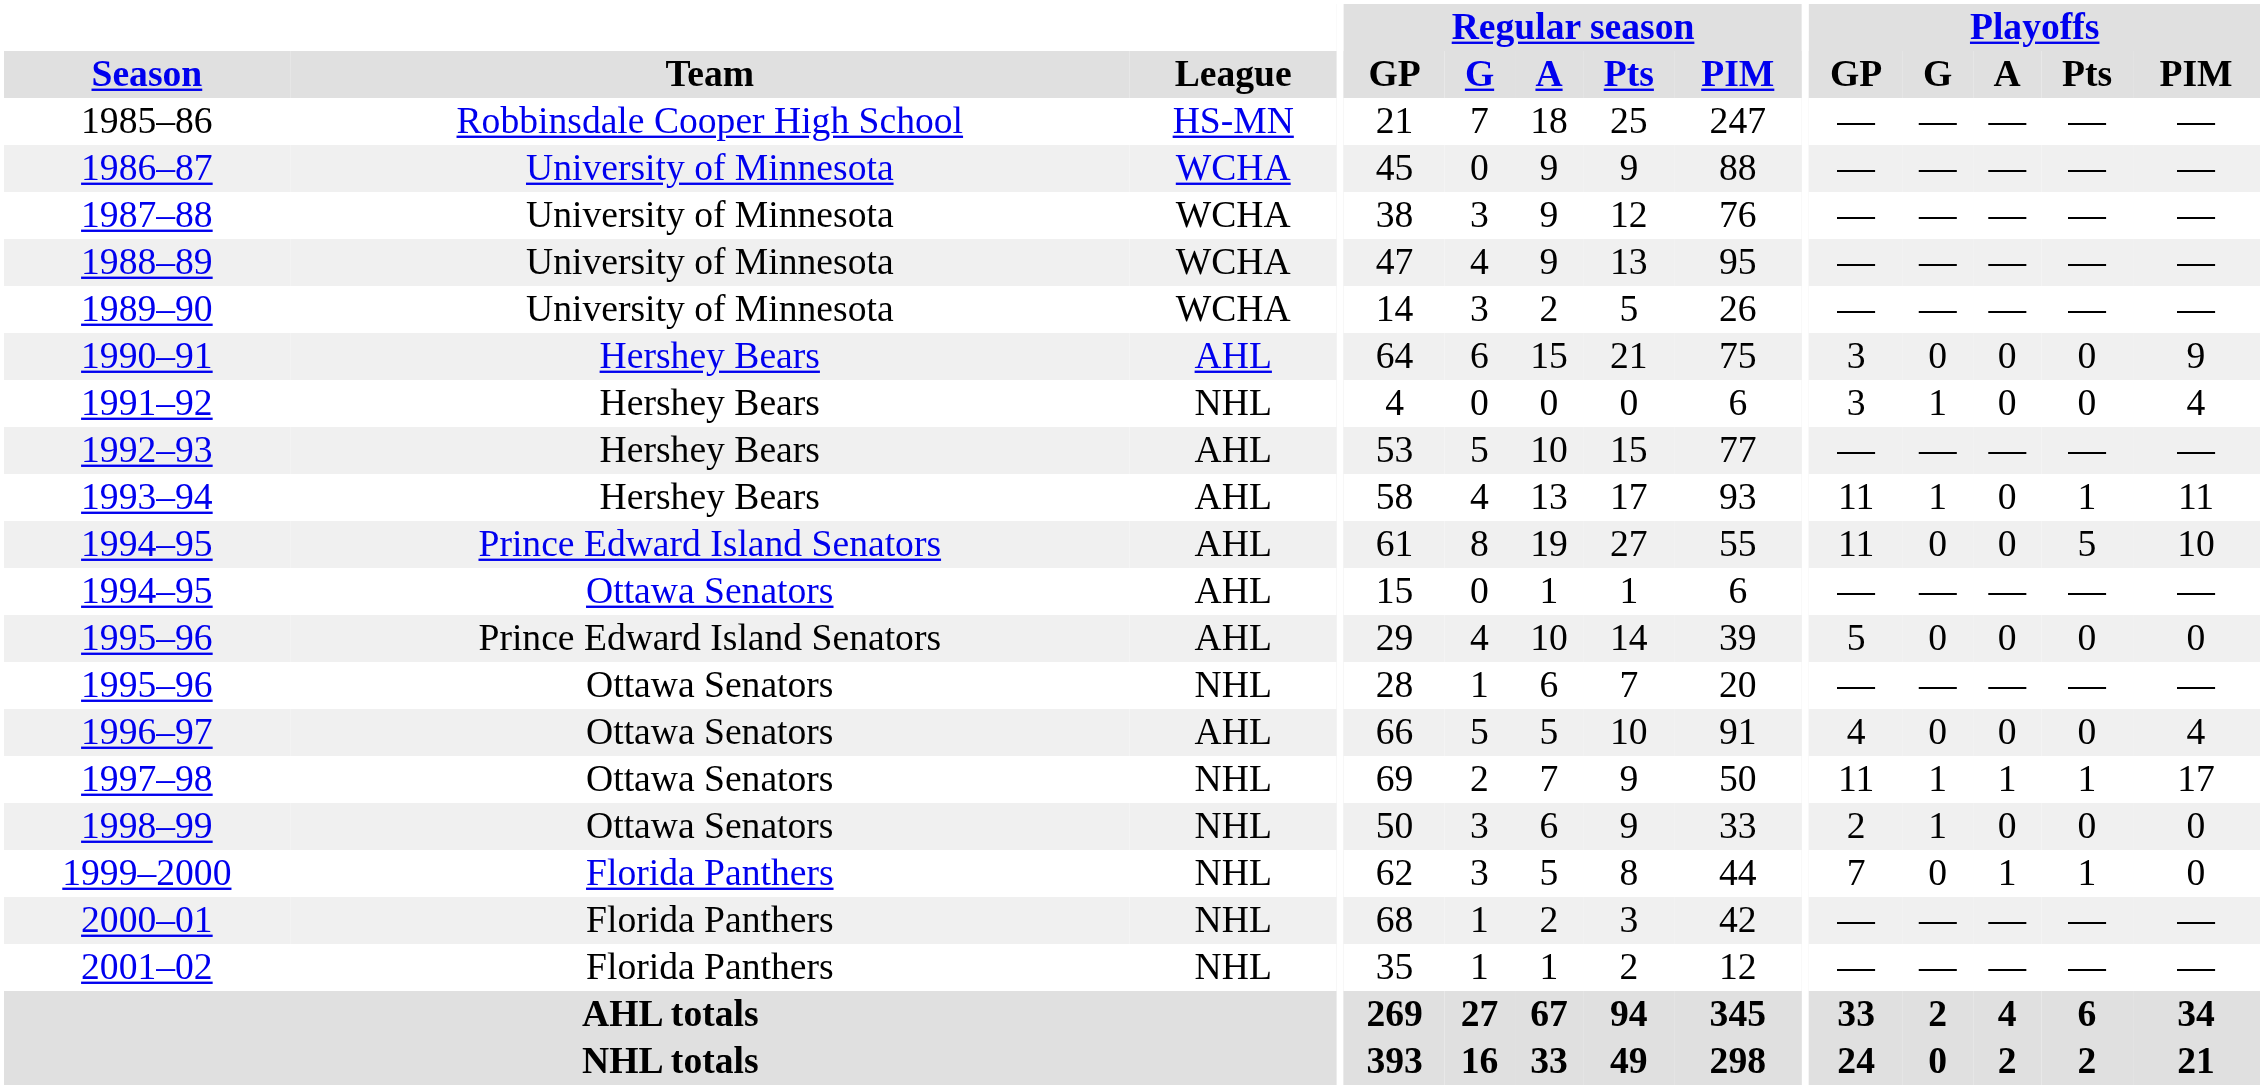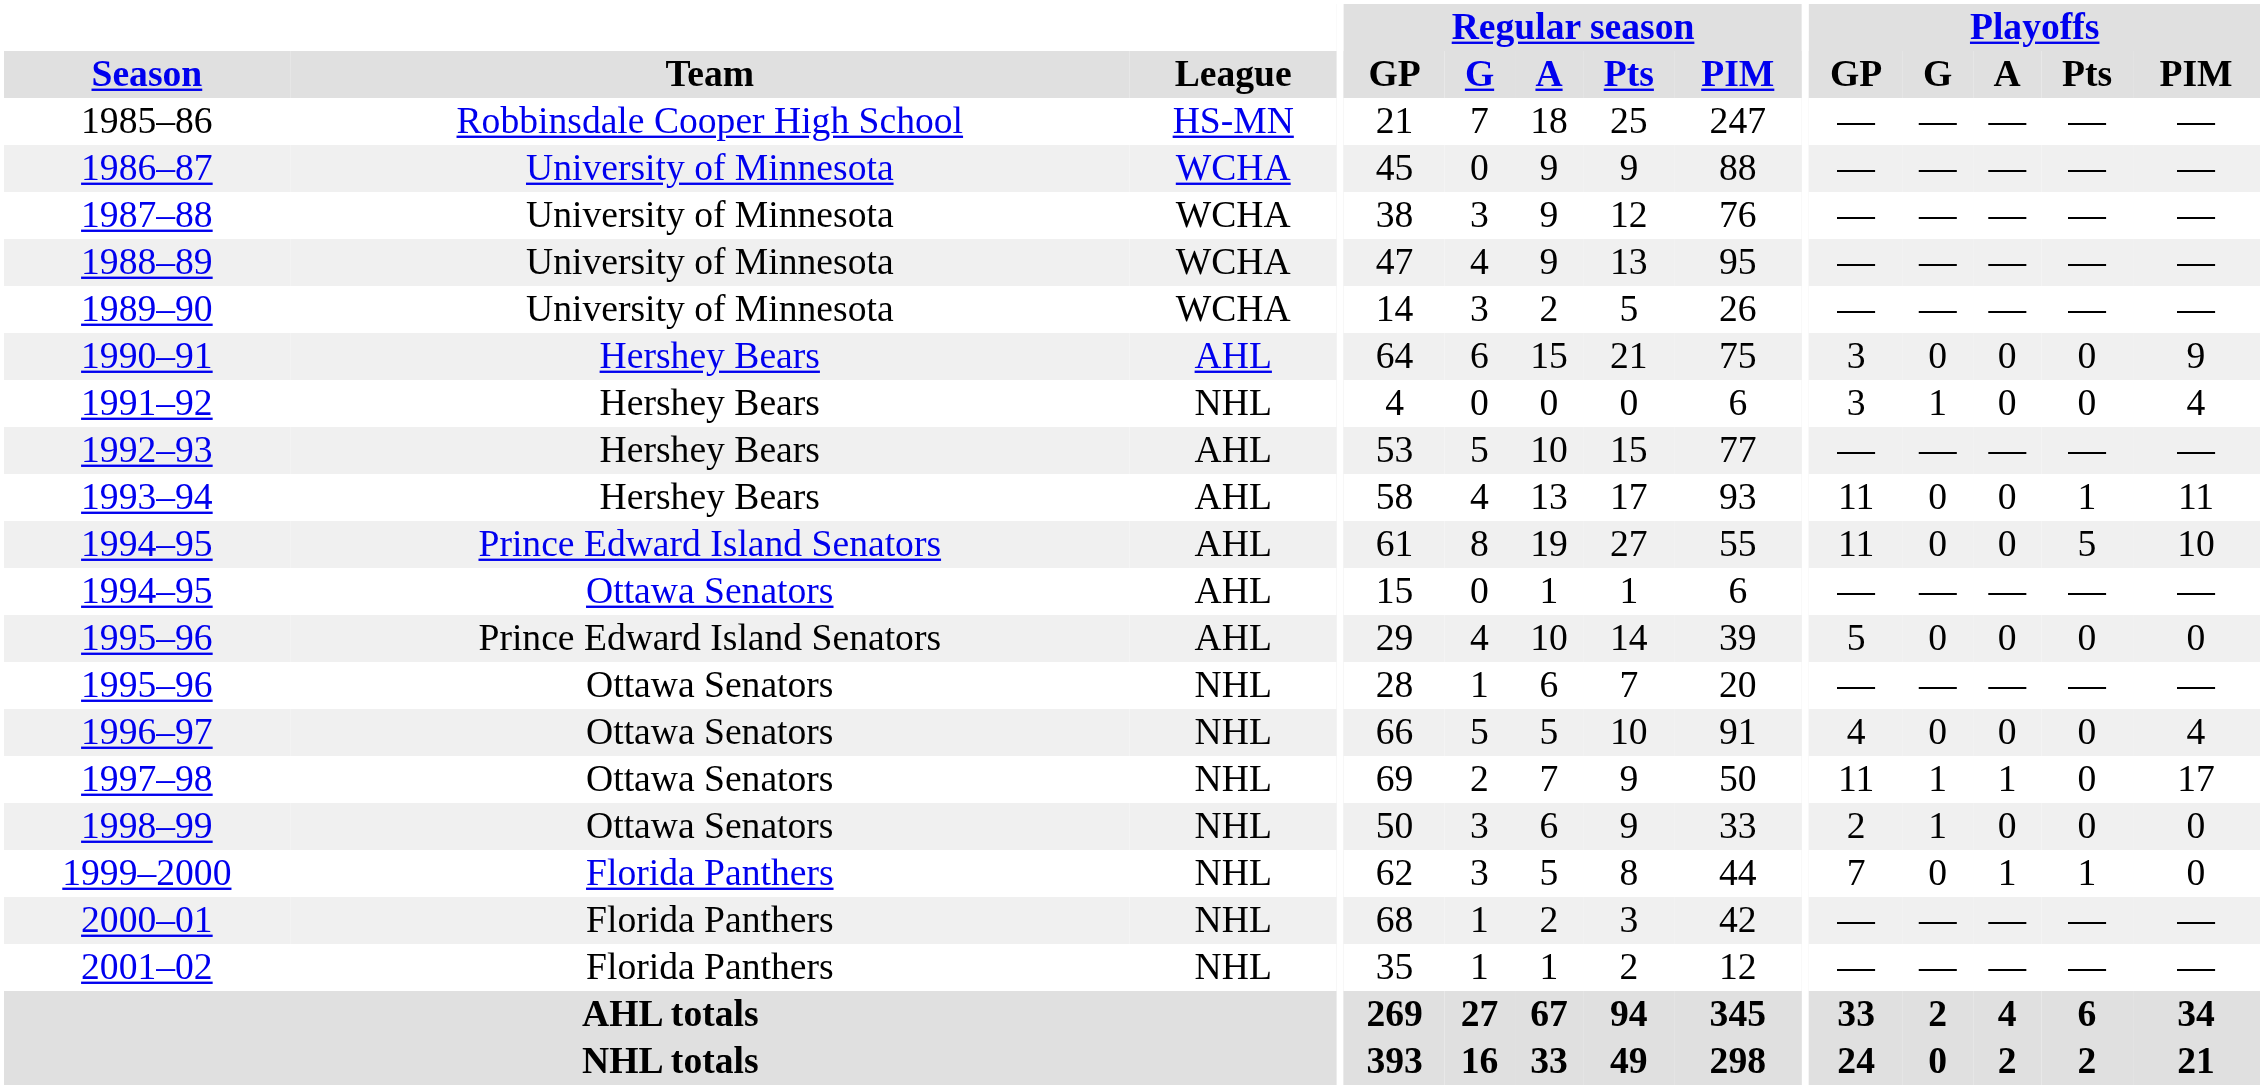(1938, 496) 1 -> (1938, 496) 0
(1233, 731) AHL -> (1233, 731) NHL
(2087, 778) 1 -> (2087, 778) 0
